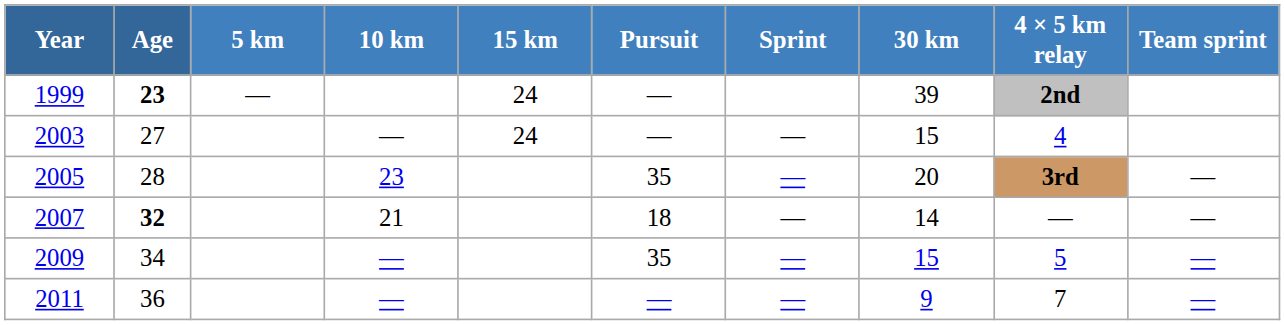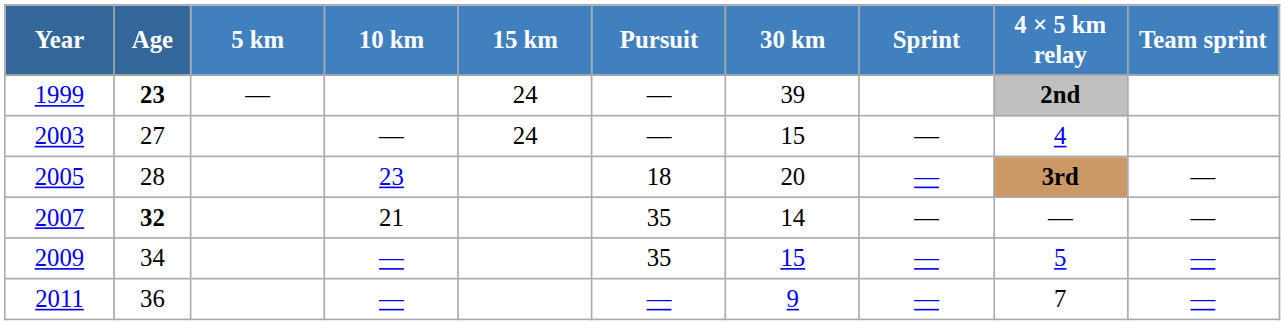columns swapped: (927, 39) <-> (793, 39)
(659, 177) 35 -> (659, 177) 18
(659, 217) 18 -> (659, 217) 35
